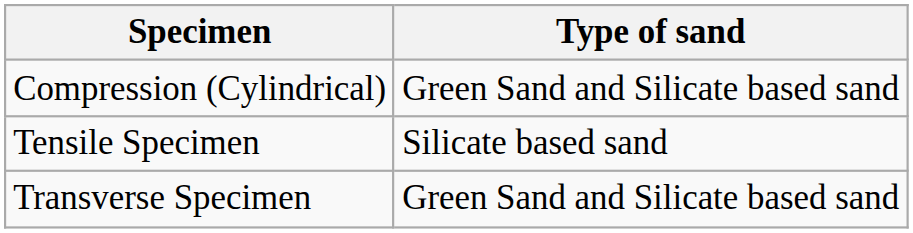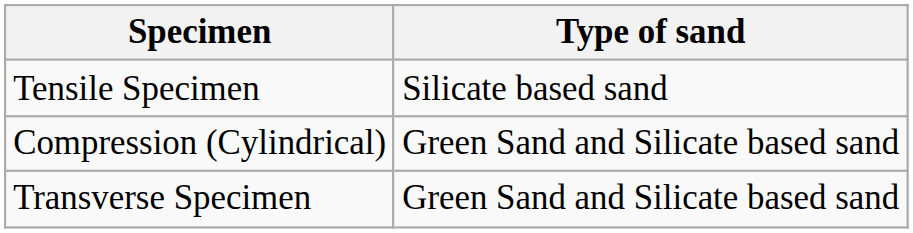rows swapped: (200, 87) <-> (136, 142)
